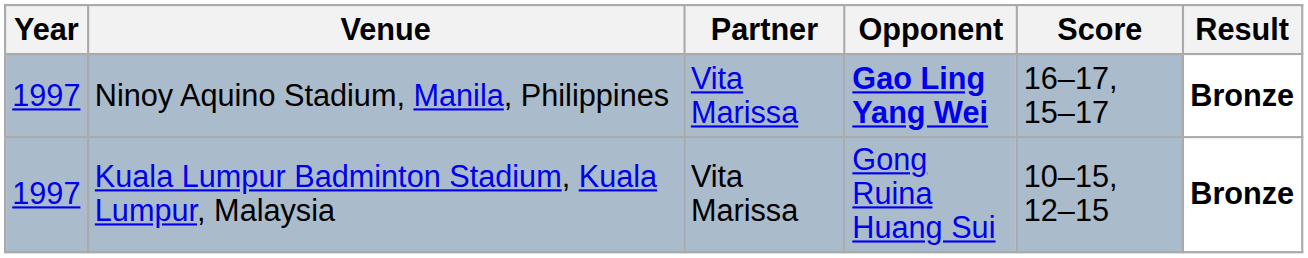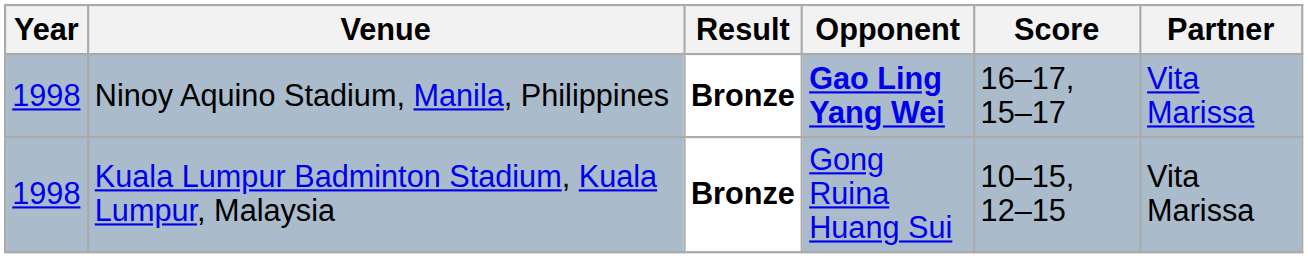columns swapped: (764, 30) <-> (1242, 30)
(46, 95) 1997 -> (46, 95) 1998
(46, 195) 1997 -> (46, 195) 1998
